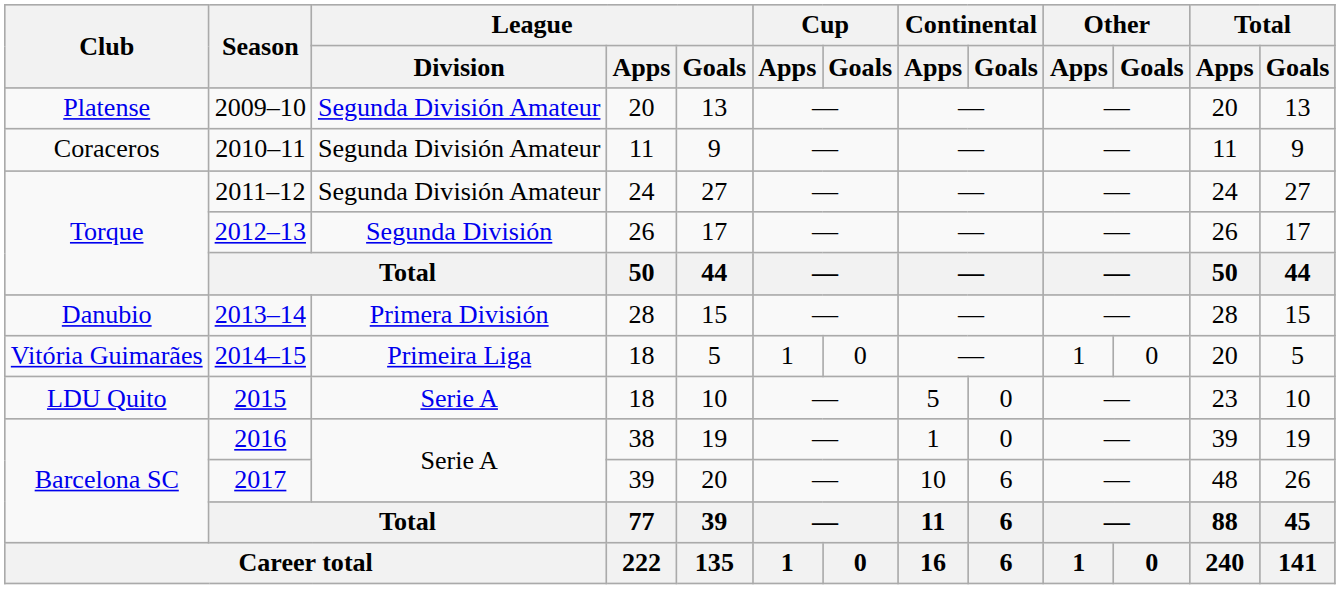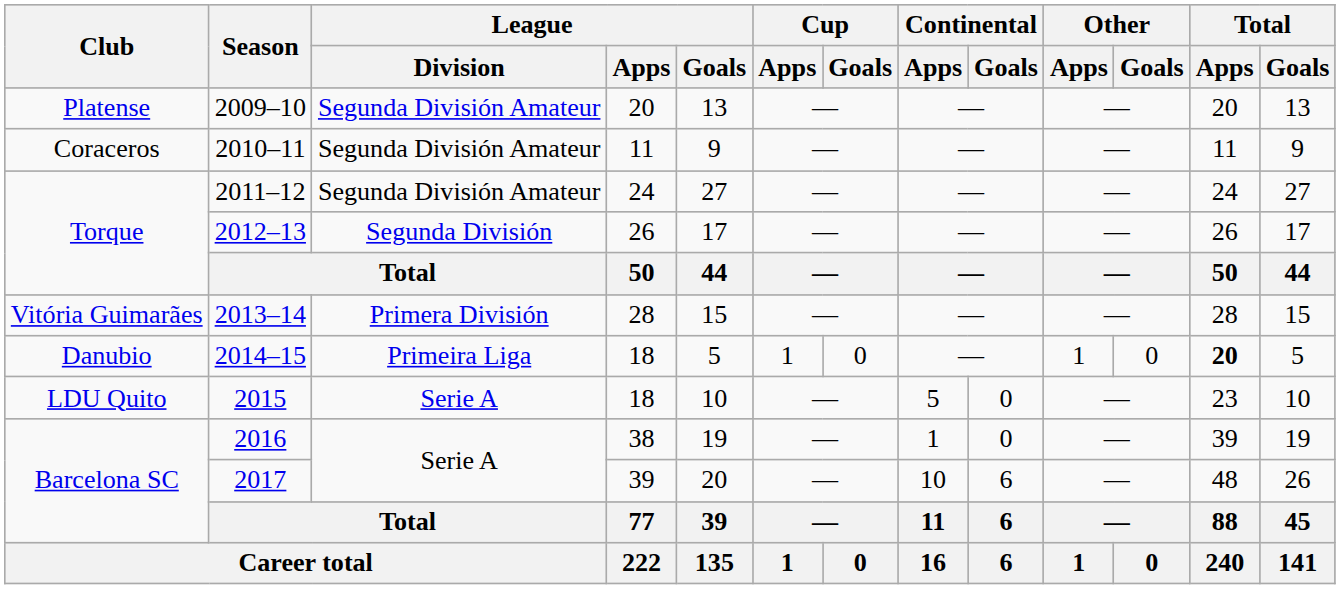(107, 314) Danubio -> (107, 314) Vitória Guimarães
(107, 356) Vitória Guimarães -> (107, 356) Danubio
(1225, 356) normal -> (1225, 356) bold
